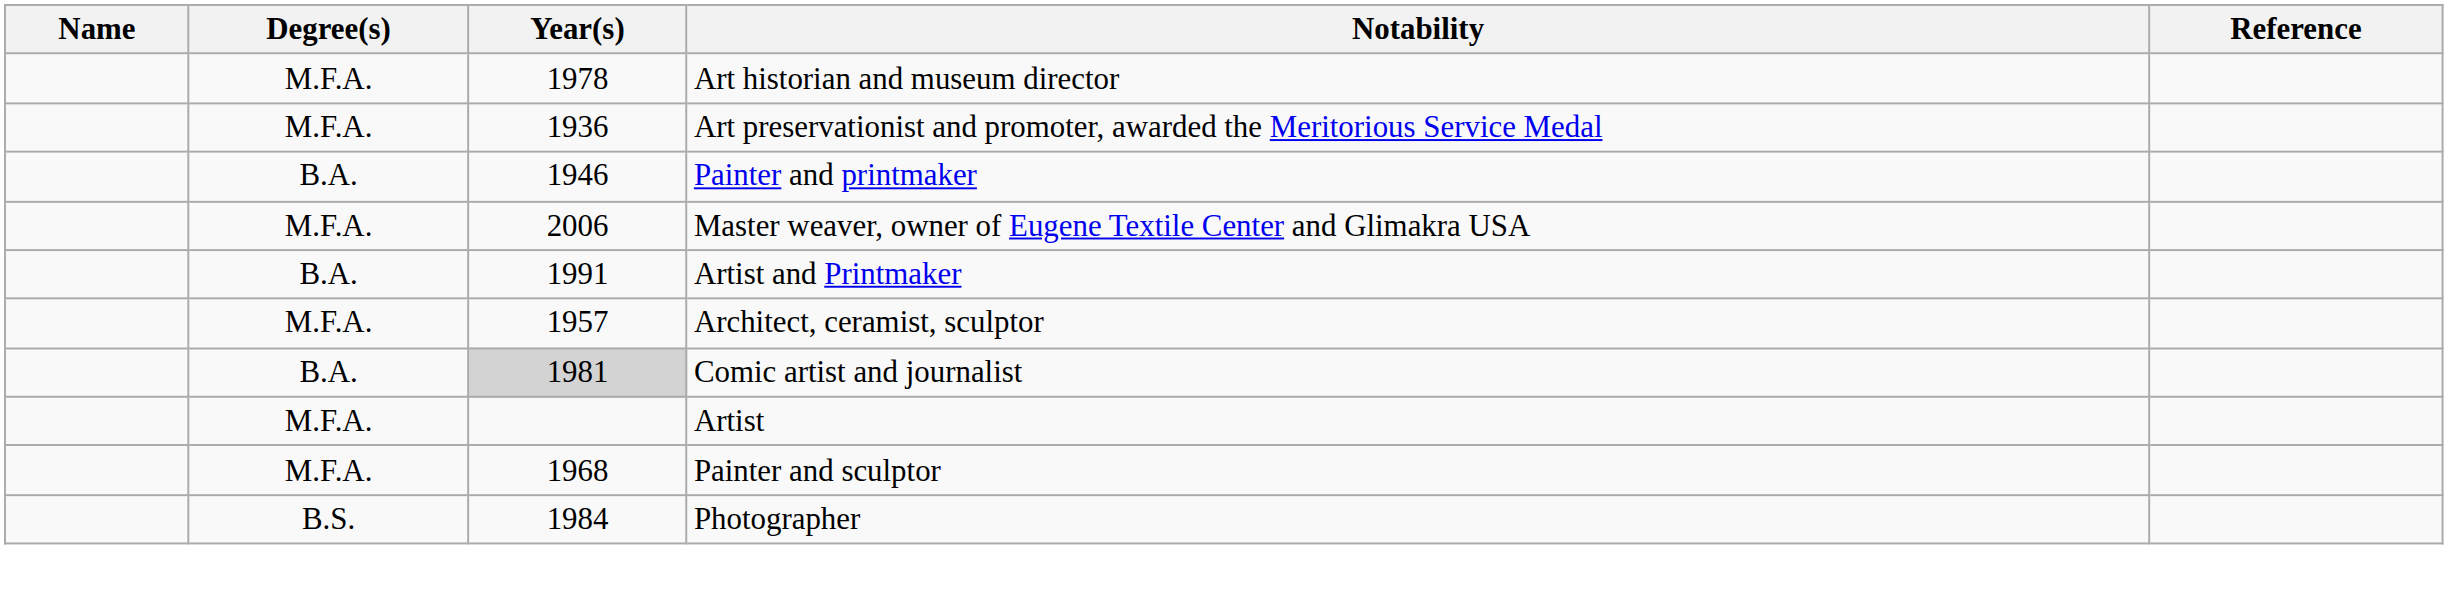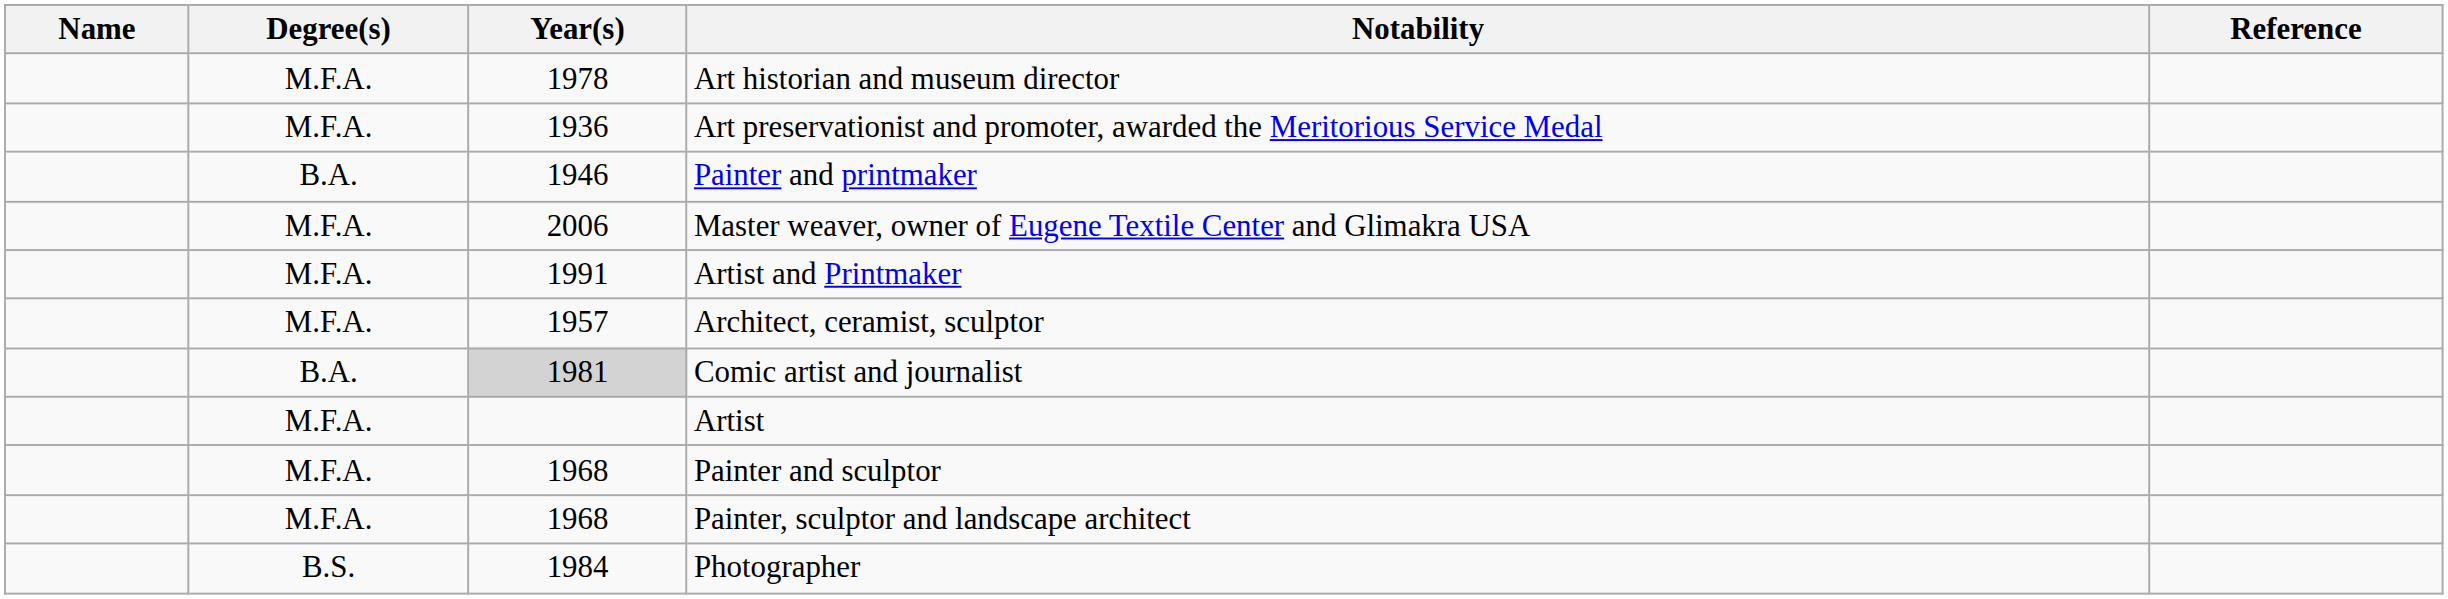(329, 273) B.A. -> (329, 273) M.F.A.
+ row: (942, 518)
